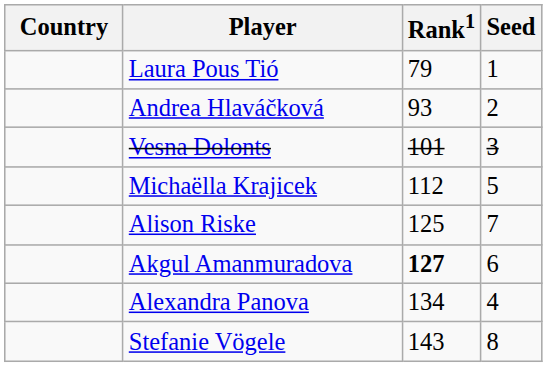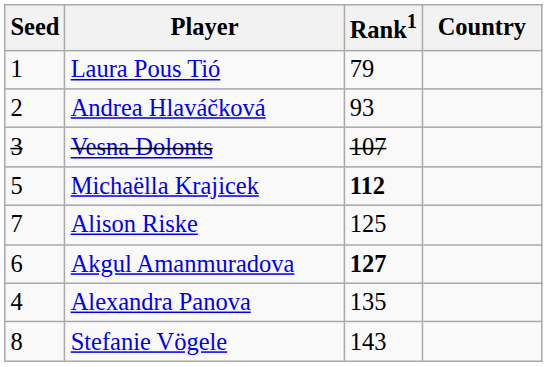columns swapped: (64, 27) <-> (511, 27)
(426, 147) 101 -> (368, 147) 107
(426, 185) normal -> (367, 185) bold
(426, 302) 134 -> (368, 302) 135
